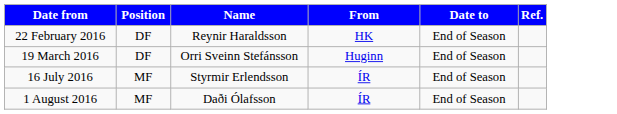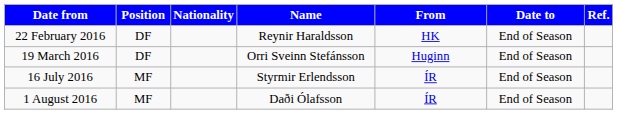+ column: (204, 15)
